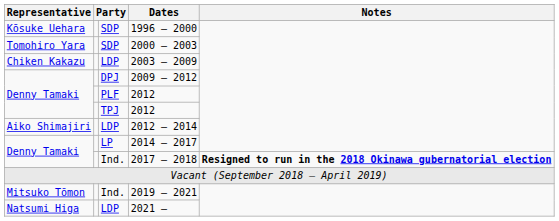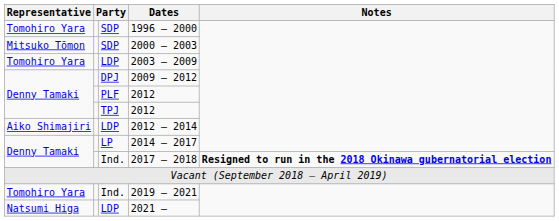(46, 29) Kōsuke Uehara -> (46, 29) Tomohiro Yara
(46, 45) Tomohiro Yara -> (46, 45) Mitsuko Tōmon
(46, 61) Chiken Kakazu -> (46, 61) Tomohiro Yara
(46, 192) Mitsuko Tōmon -> (46, 192) Tomohiro Yara
